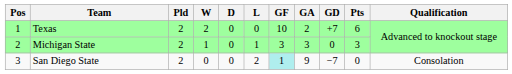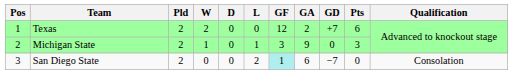(282, 28) 10 -> (282, 28) 12
(307, 45) 3 -> (307, 45) 9
(307, 61) 9 -> (307, 61) 6
